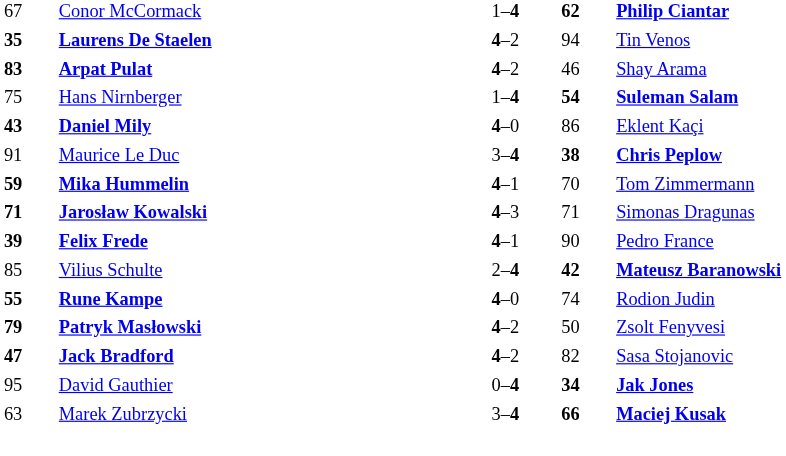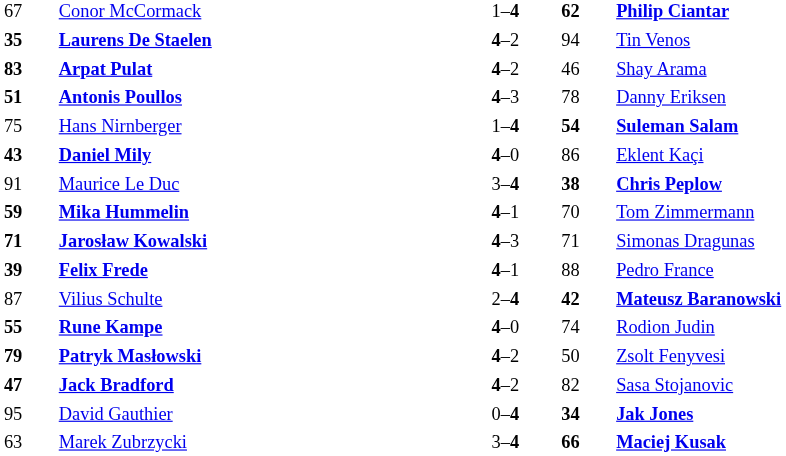+ row: (120, 97)
(570, 241) 90 -> (570, 269) 88
(13, 269) 85 -> (13, 298) 87
